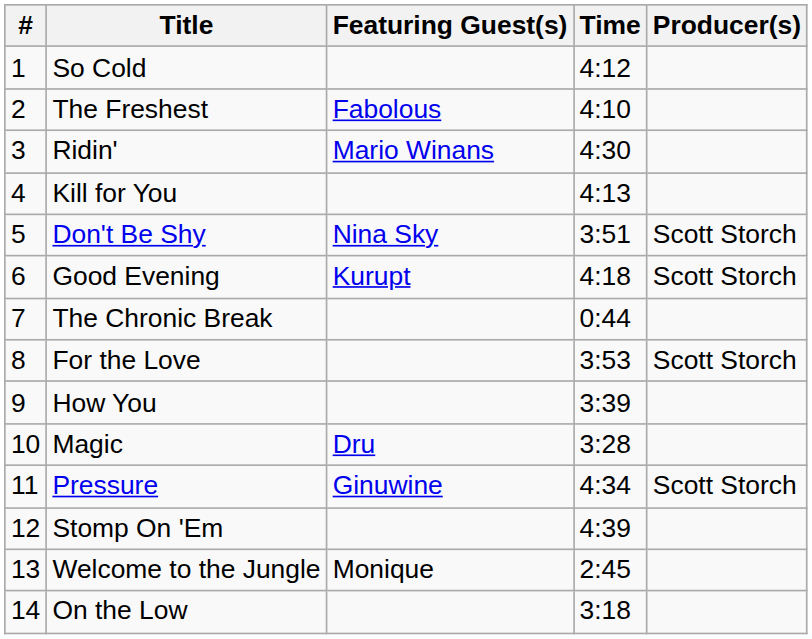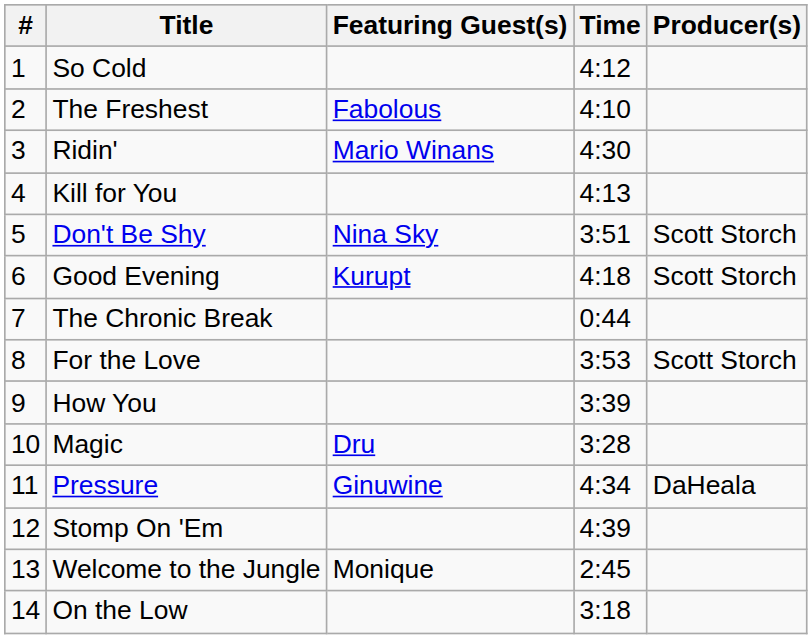(725, 485) Scott Storch -> (704, 485) DaHeala
